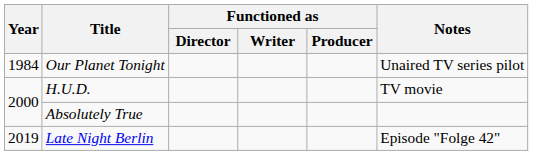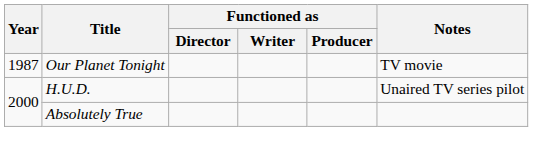(23, 65) 1984 -> (23, 65) 1987
(452, 65) Unaired TV series pilot -> (411, 65) TV movie
(411, 89) TV movie -> (452, 89) Unaired TV series pilot
- row: (100, 138)
